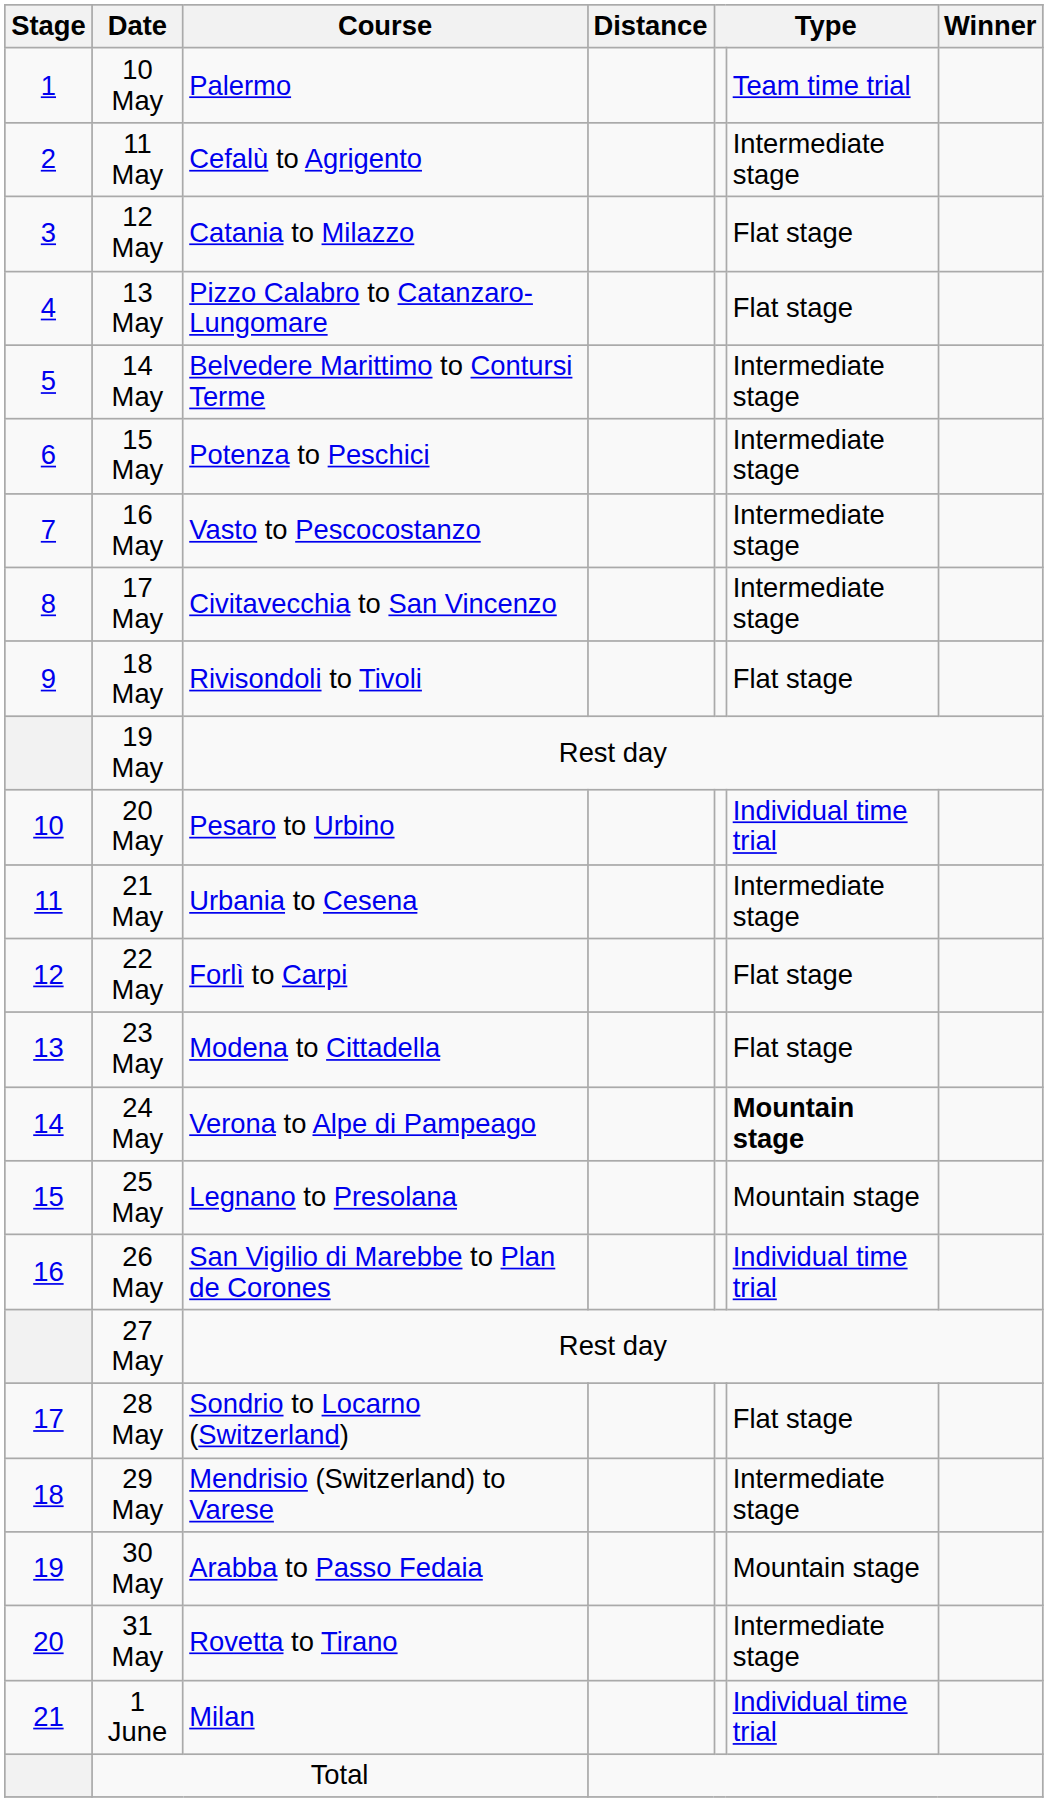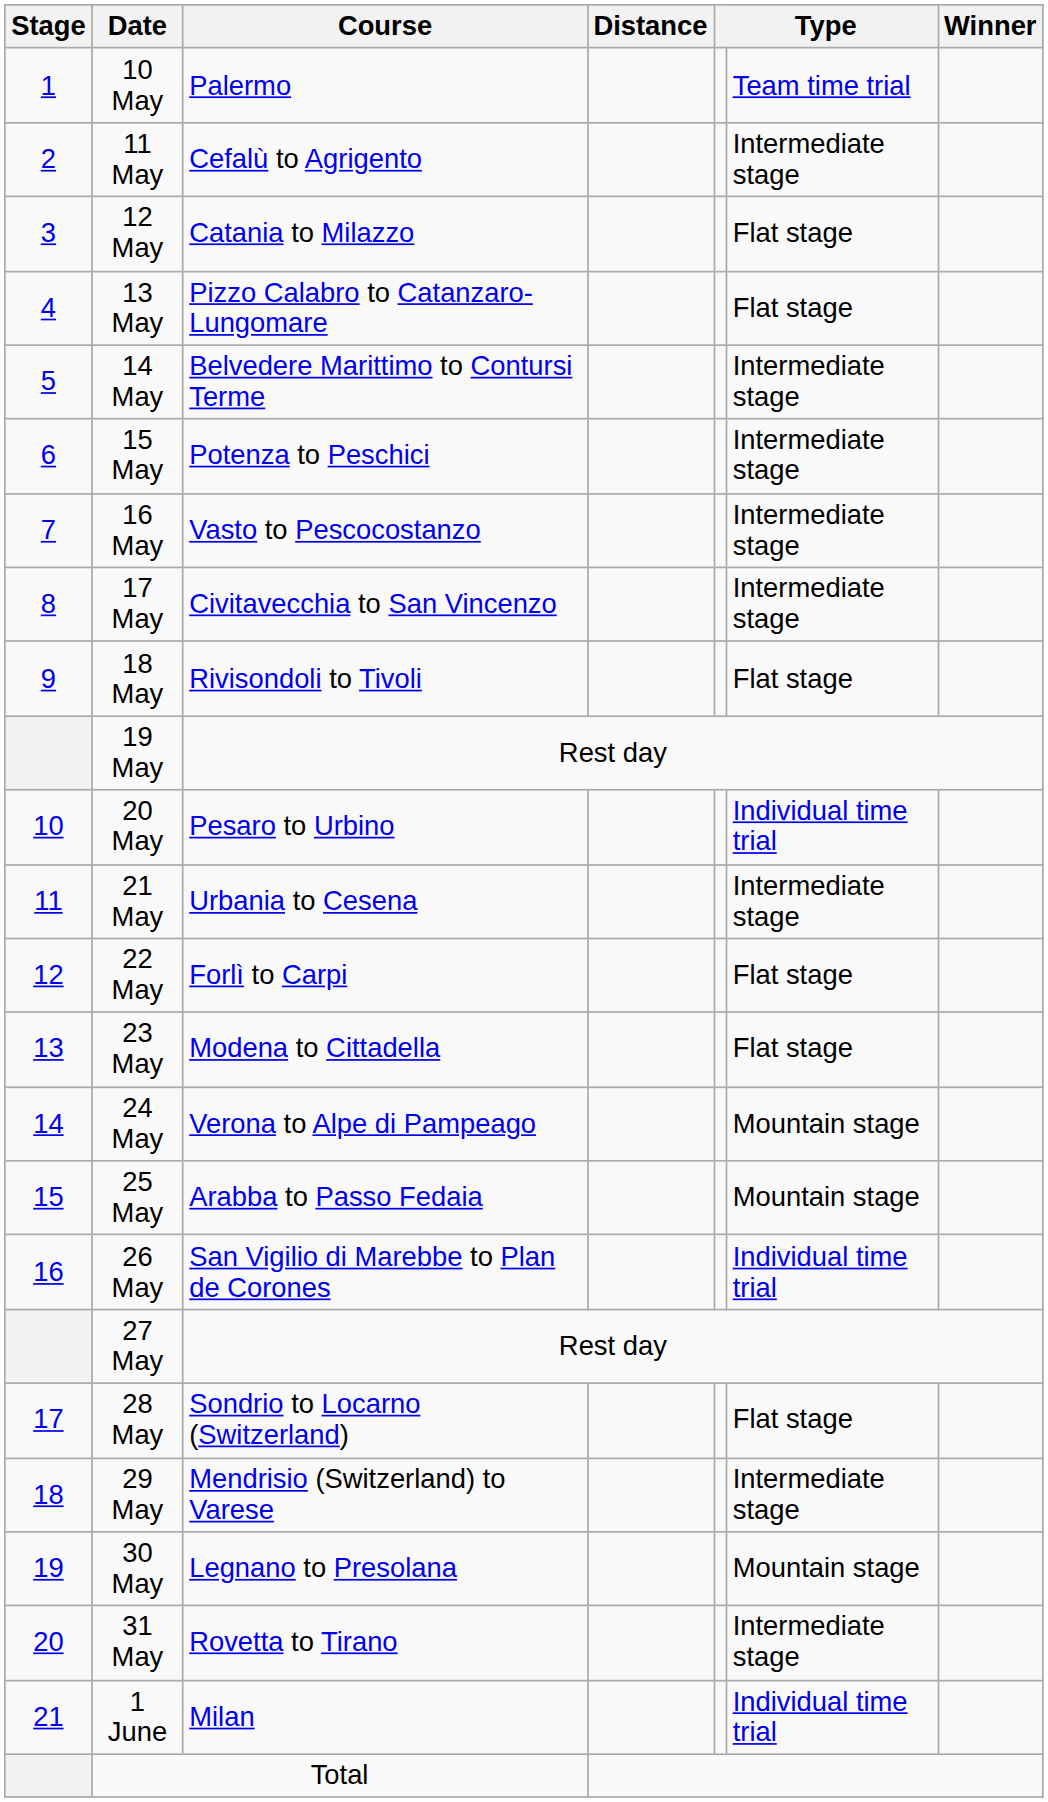(793, 1123) bold -> (826, 1123) normal
(323, 1197) Legnano to Presolana -> (336, 1197) Arabba to Passo Fedaia
(336, 1568) Arabba to Passo Fedaia -> (323, 1568) Legnano to Presolana
